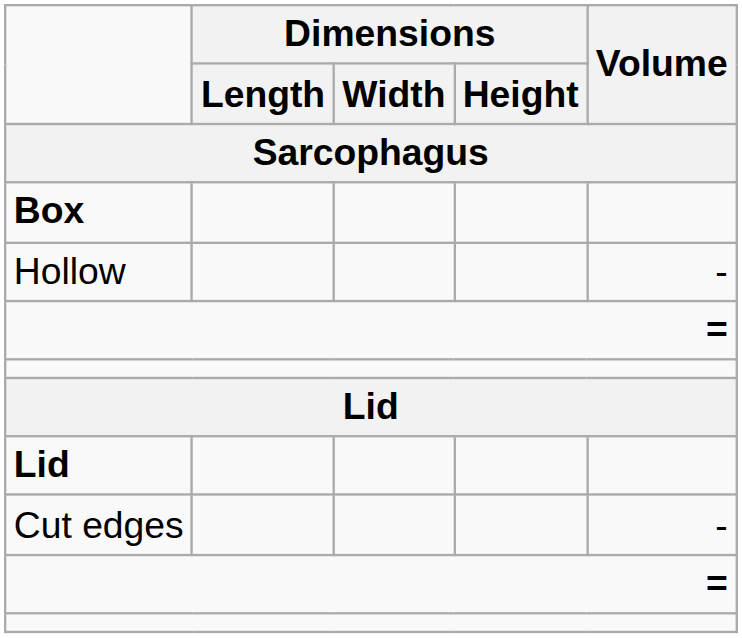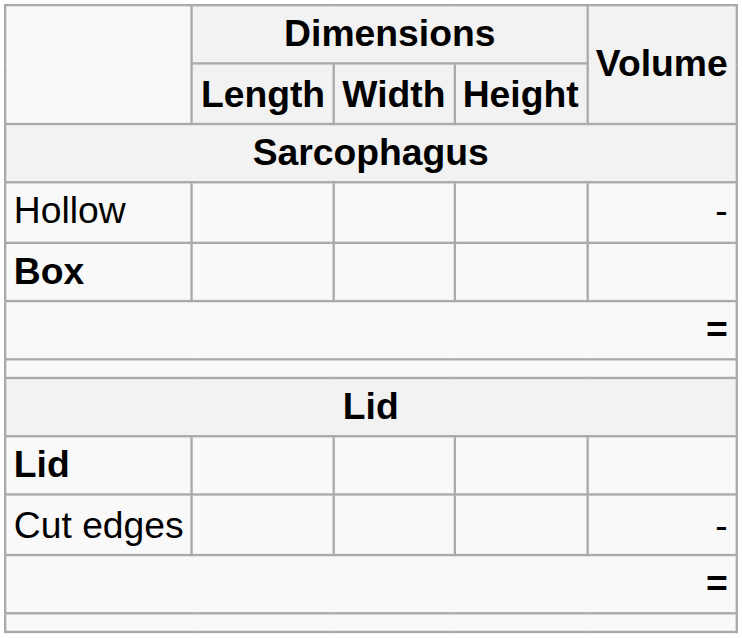rows swapped: (49, 211) <-> (70, 270)
